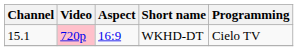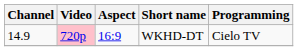(19, 35) 15.1 -> (19, 35) 14.9
